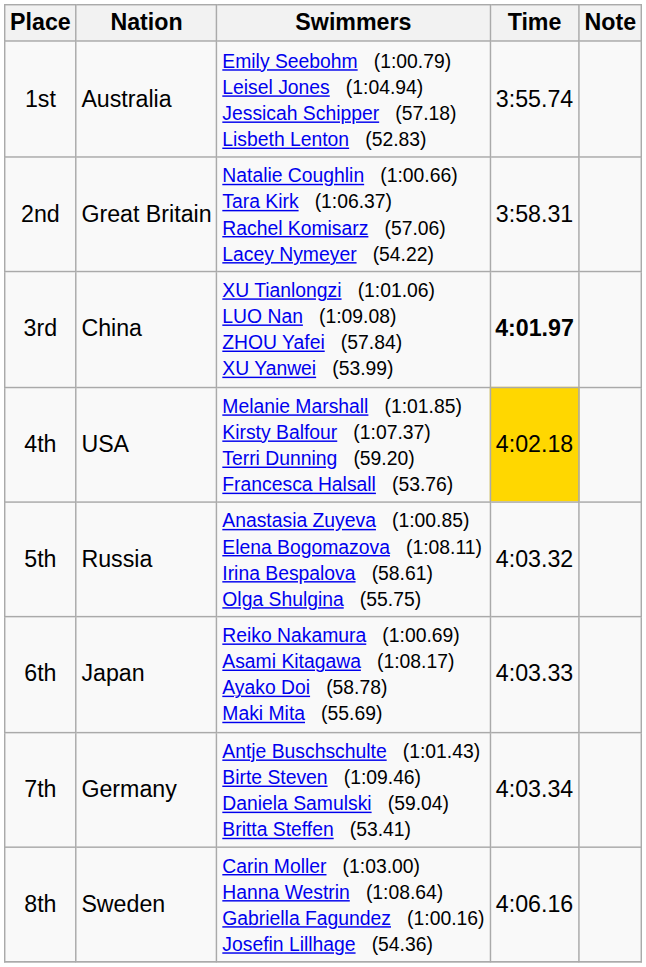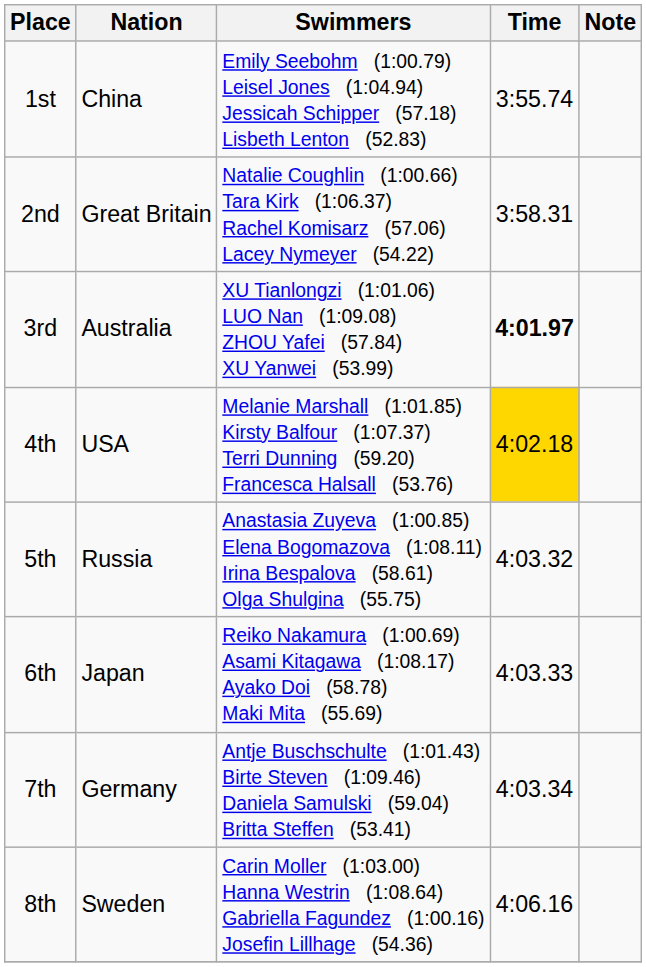(127, 98) Australia -> (112, 98) China
(112, 329) China -> (127, 329) Australia
